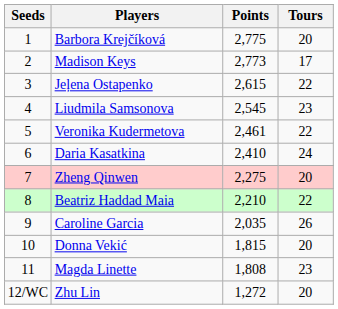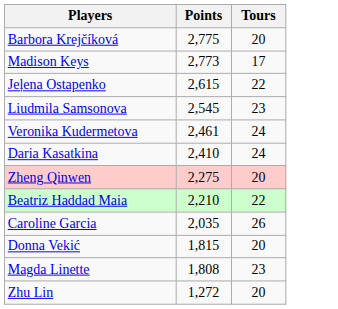- column: (28, 16)
(305, 131) 22 -> (258, 131) 24
